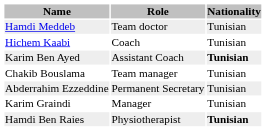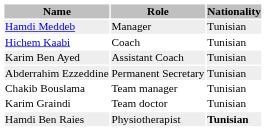(140, 26) Team doctor -> (131, 26) Manager
(228, 57) bold -> (227, 57) normal
rows swapped: (45, 73) <-> (57, 88)
(131, 103) Manager -> (140, 103) Team doctor
